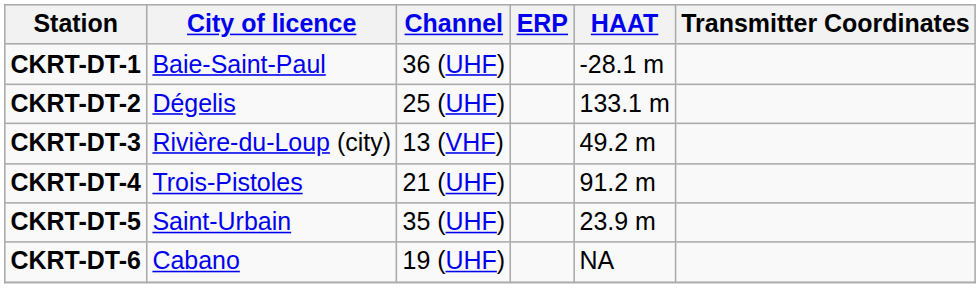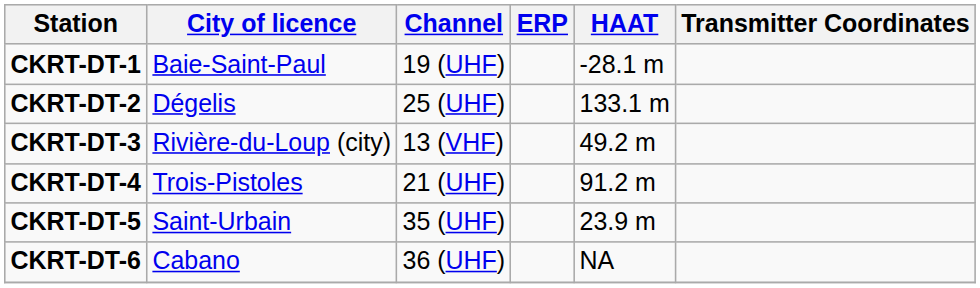(454, 63) 36 (UHF) -> (454, 63) 19 (UHF)
(454, 261) 19 (UHF) -> (454, 261) 36 (UHF)
